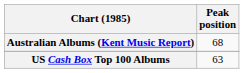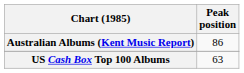(218, 42) 68 -> (218, 42) 86
